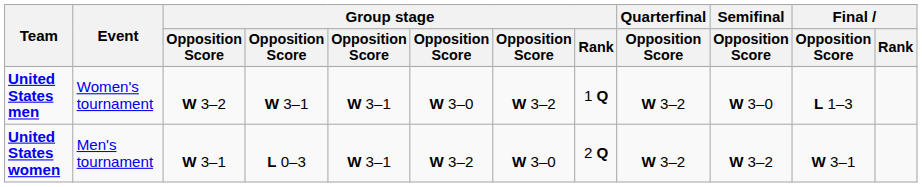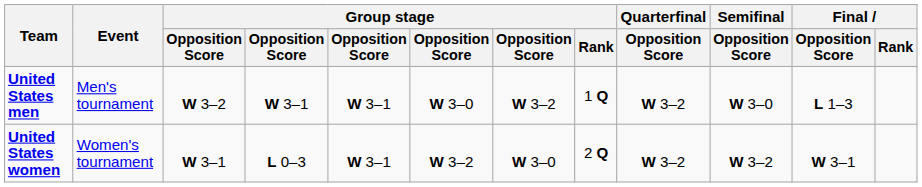(115, 96) Women's tournament -> (115, 96) Men's tournament
(115, 153) Men's tournament -> (115, 153) Women's tournament
